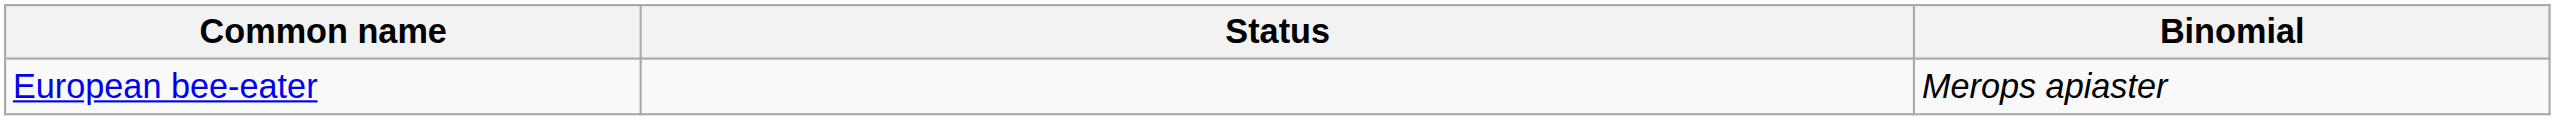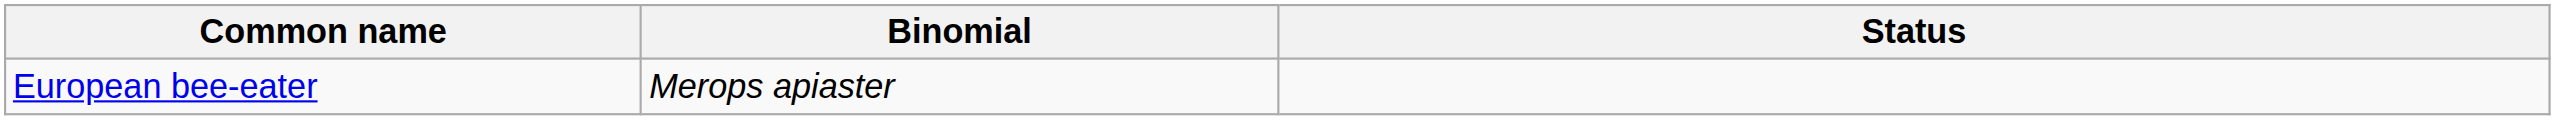columns swapped: (2232, 31) <-> (1278, 31)
